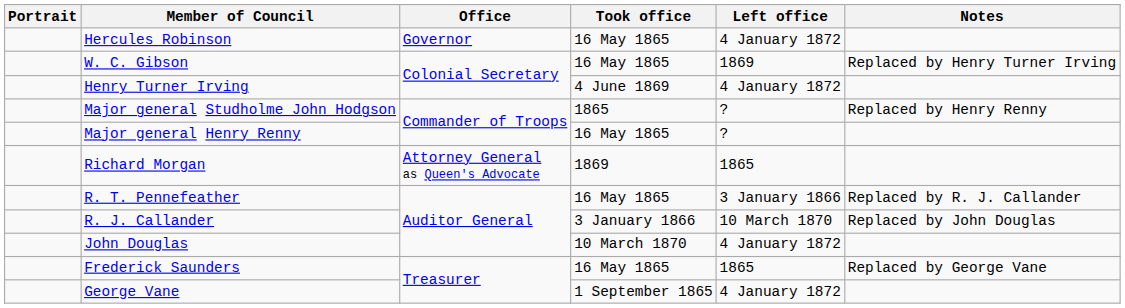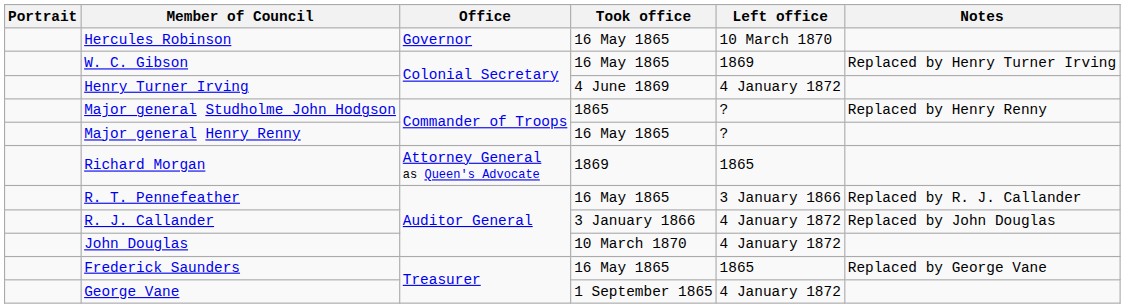(780, 40) 4 January 1872 -> (776, 40) 10 March 1870
(776, 221) 10 March 1870 -> (780, 221) 4 January 1872
